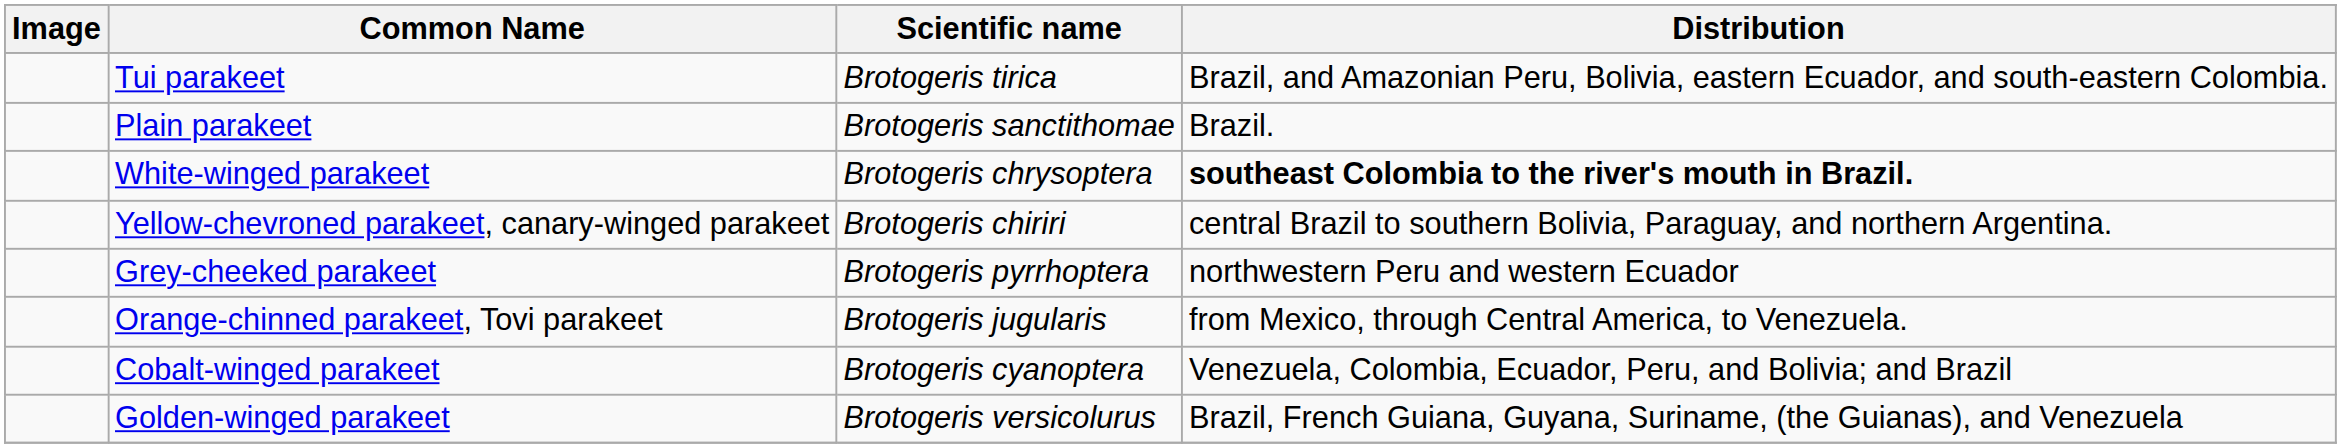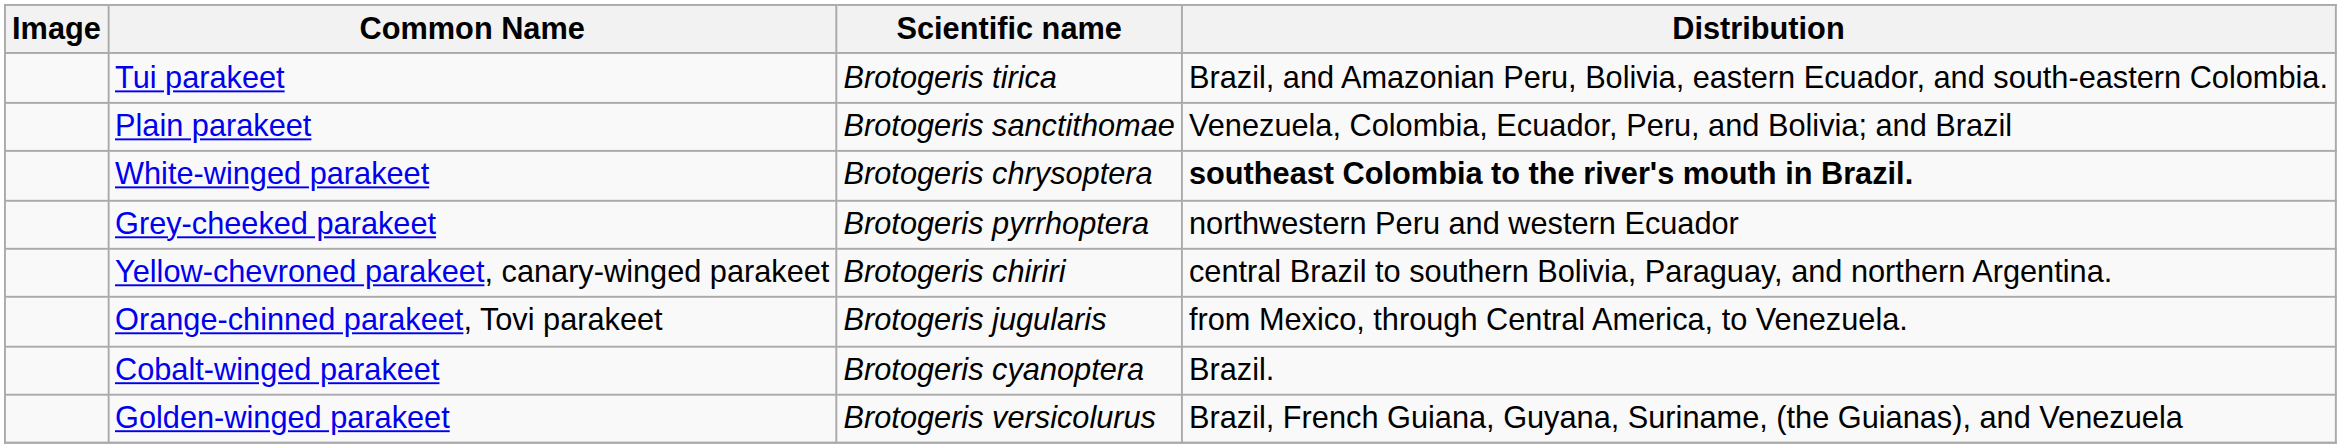(1232, 126) Brazil. -> (1601, 126) Venezuela, Colombia, Ecuador, Peru, and Bolivia; and Brazil
rows swapped: (472, 223) <-> (276, 272)
(1601, 369) Venezuela, Colombia, Ecuador, Peru, and Bolivia; and Brazil -> (1232, 369) Brazil.
